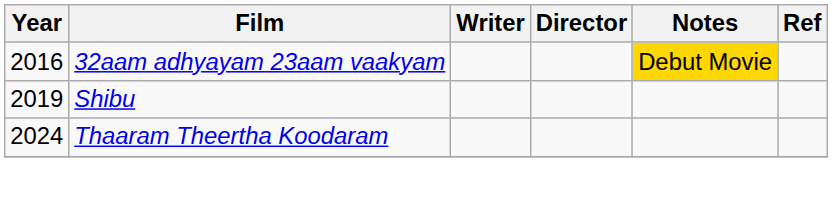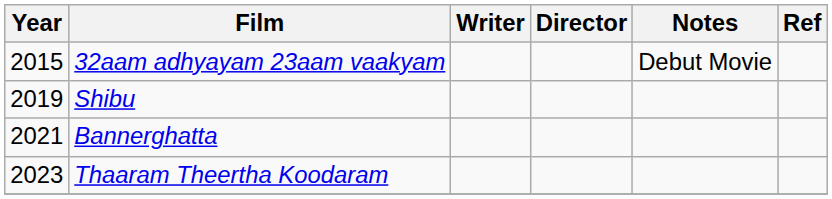(37, 61) 2016 -> (37, 61) 2015
(705, 61) gold background -> (705, 61) no background
+ row: (146, 136)
(37, 136) 2024 -> (37, 174) 2023
